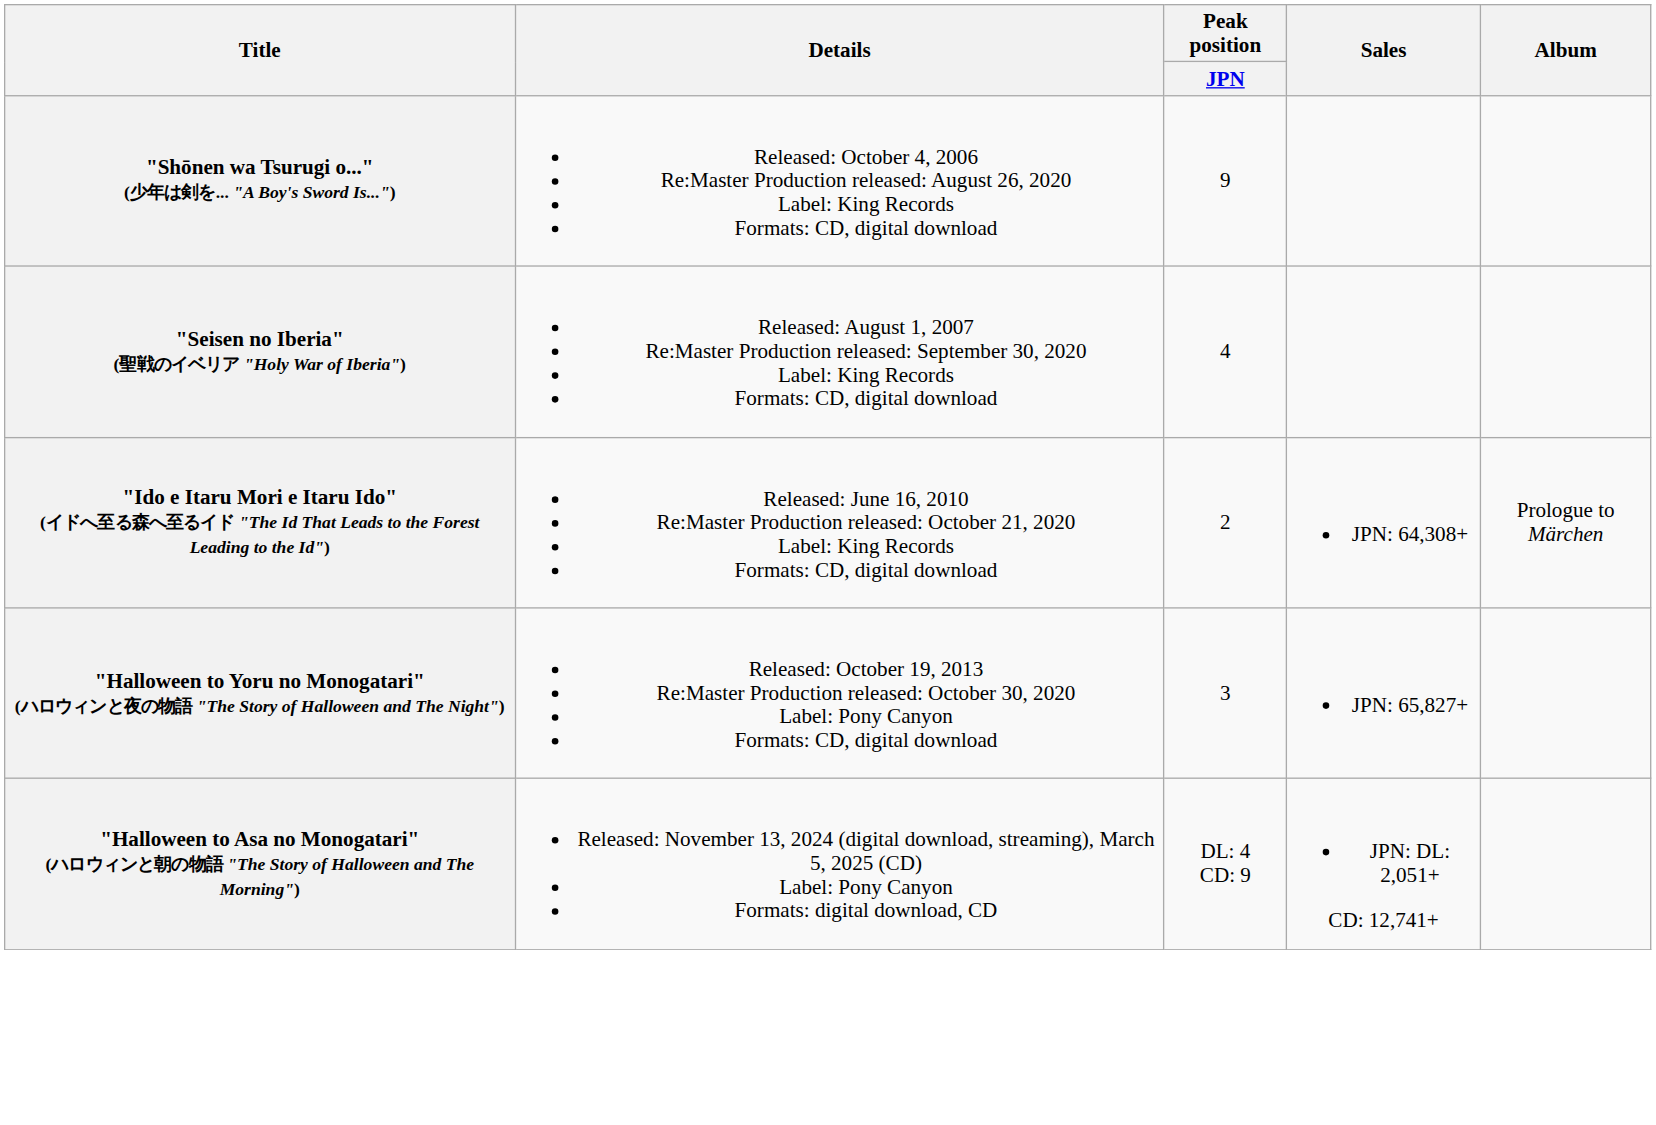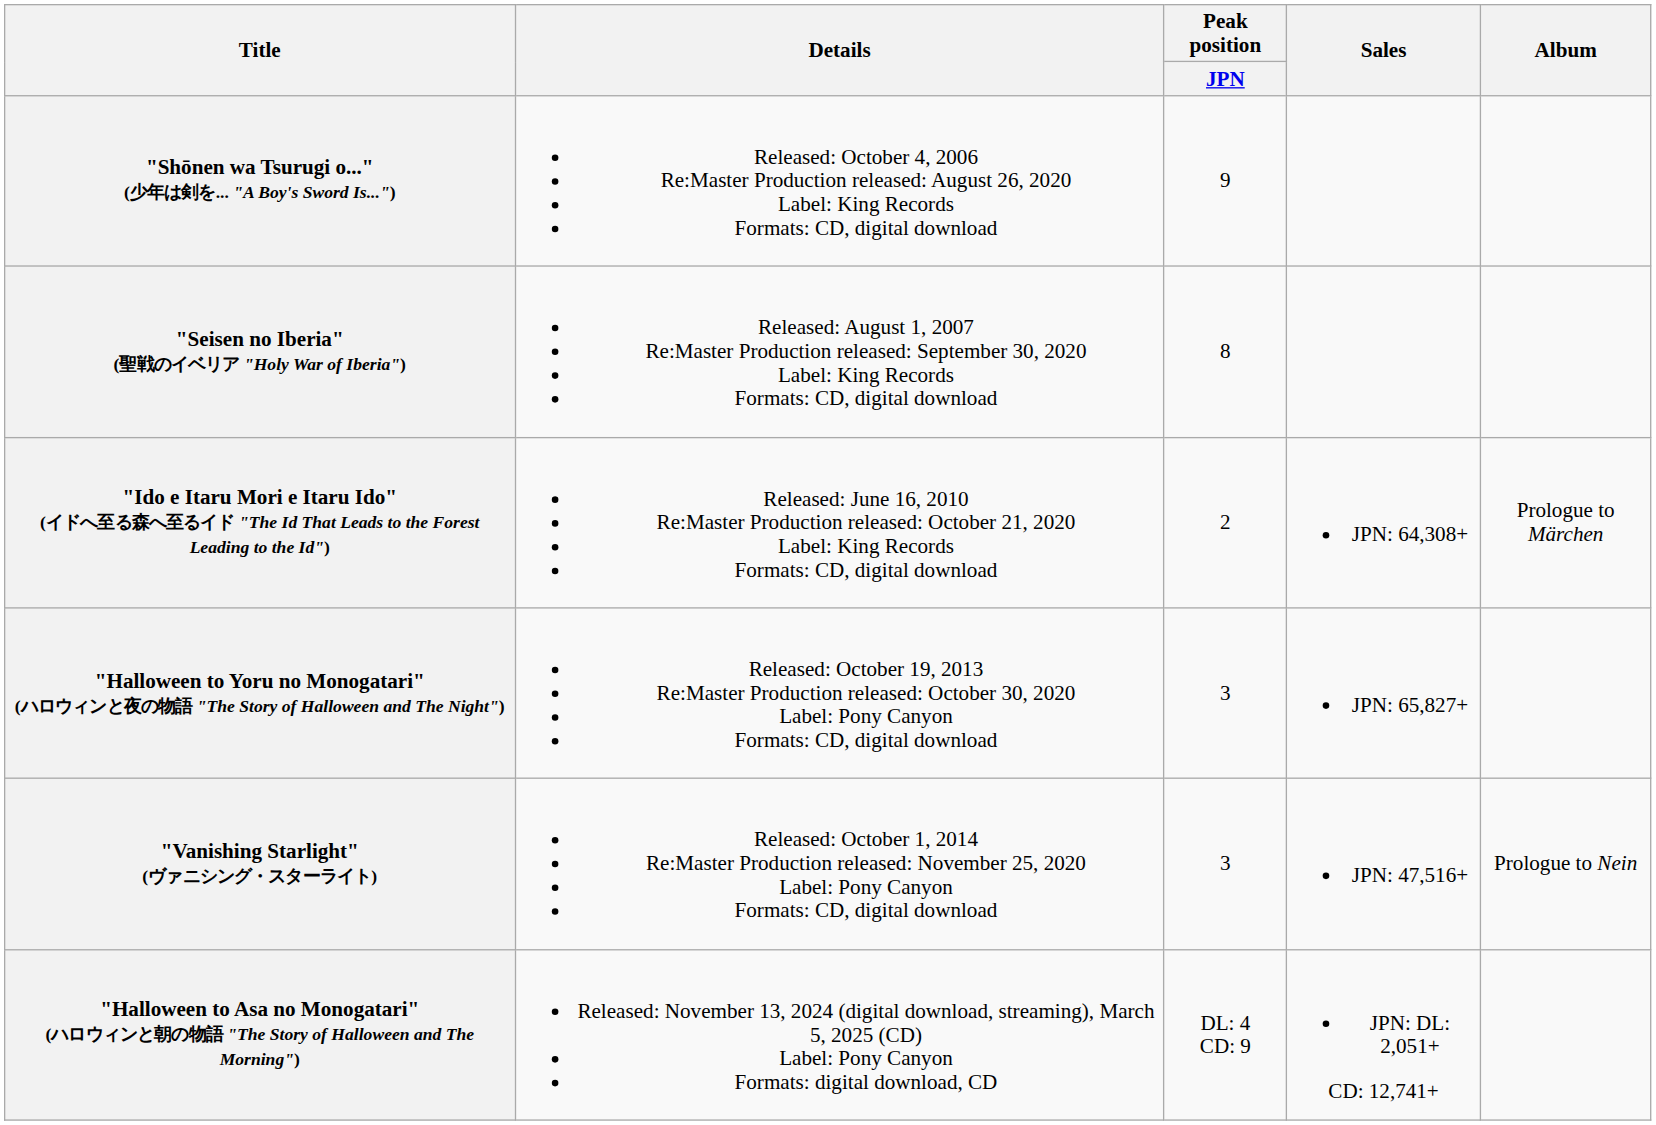(1225, 351) 4 -> (1225, 351) 8
+ row: (260, 863)
